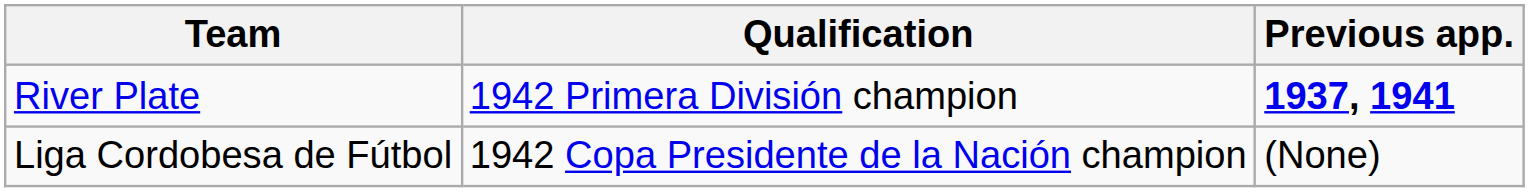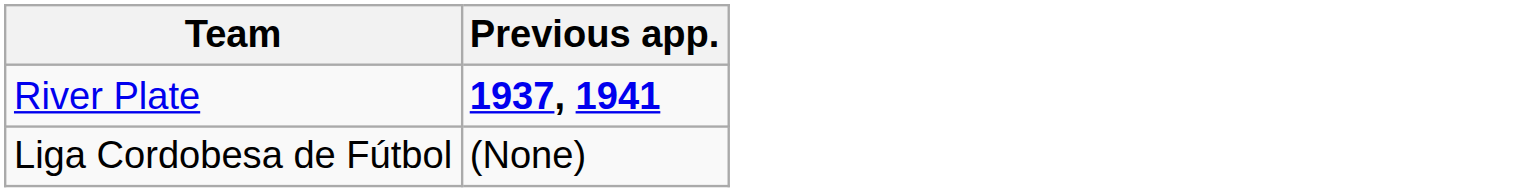- column: (858, 34)
